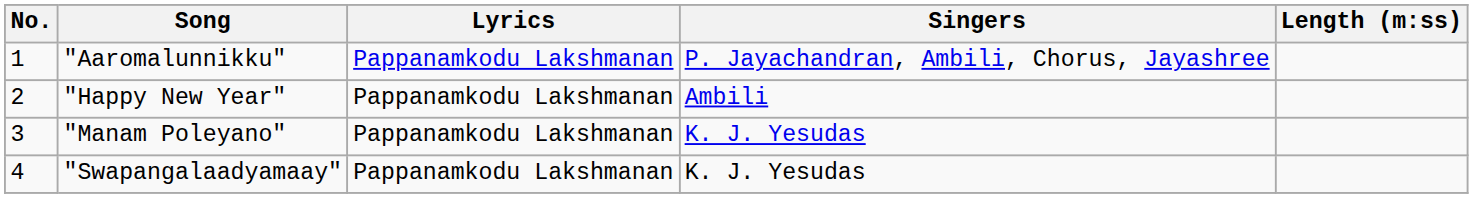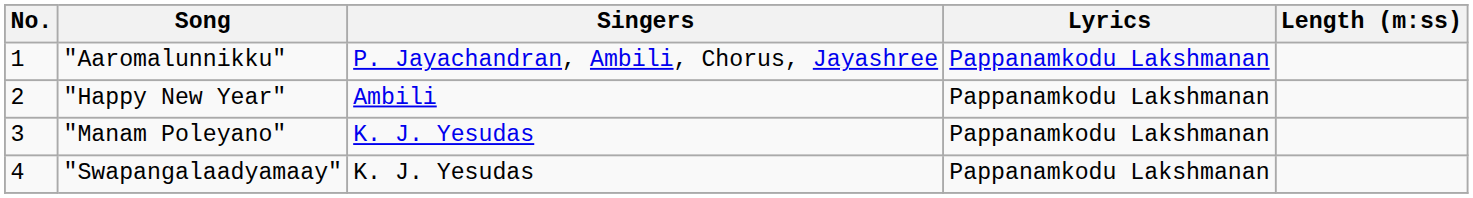columns swapped: (977, 24) <-> (513, 24)
